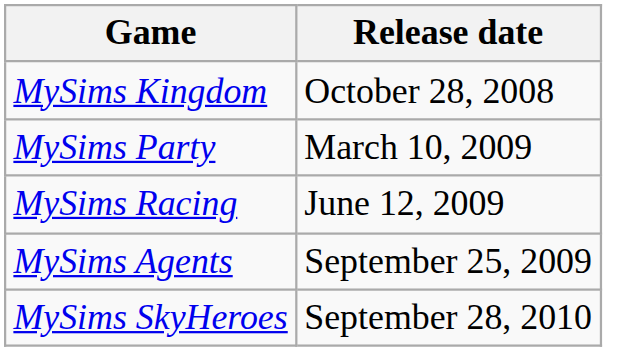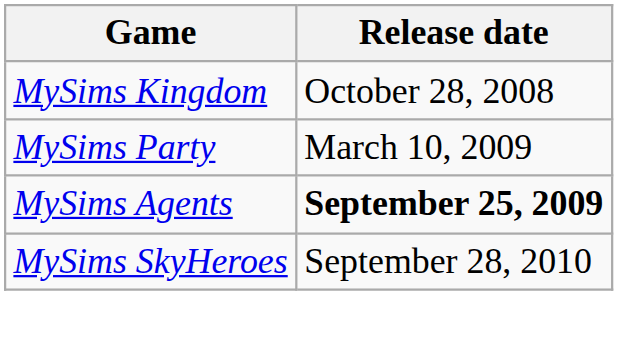- row: (125, 203)
(448, 260) normal -> (454, 203) bold
